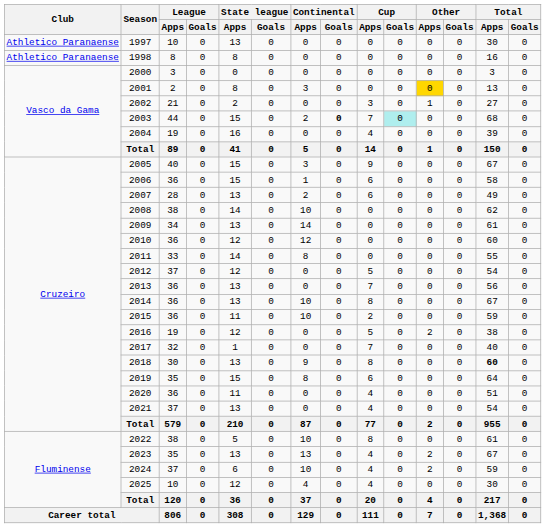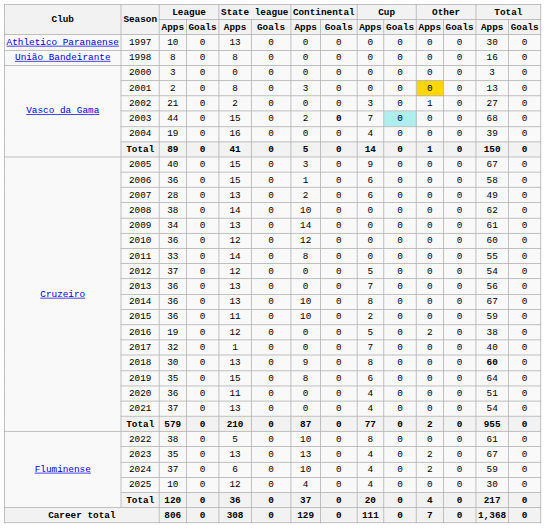(63, 58) Athletico Paranaense -> (63, 58) União Bandeirante
